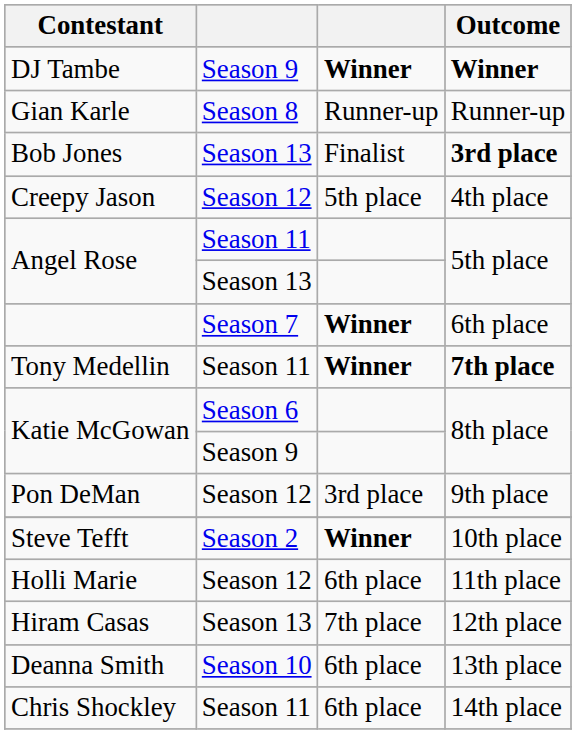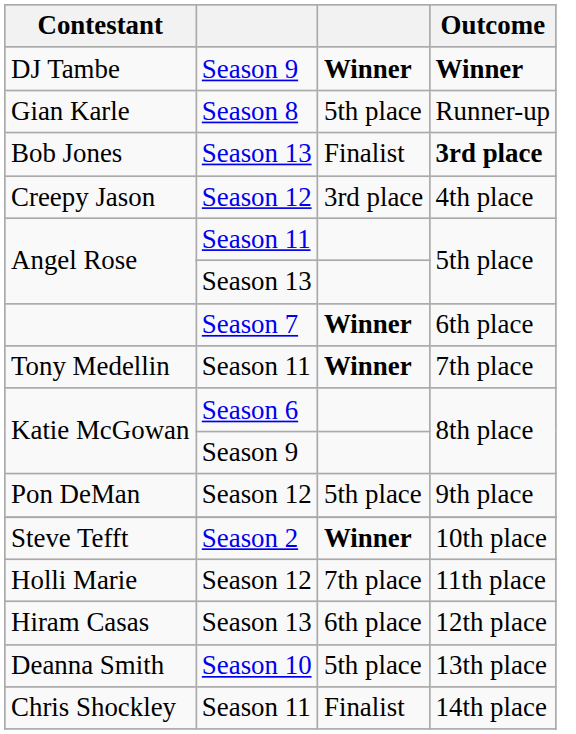(381, 111) Runner-up -> (373, 111) 5th place
(373, 196) 5th place -> (374, 196) 3rd place
(503, 366) bold -> (484, 366) normal
(374, 494) 3rd place -> (373, 494) 5th place
(373, 580) 6th place -> (373, 580) 7th place
(373, 622) 7th place -> (373, 622) 6th place
(373, 665) 6th place -> (373, 665) 5th place
(373, 707) 6th place -> (364, 707) Finalist
